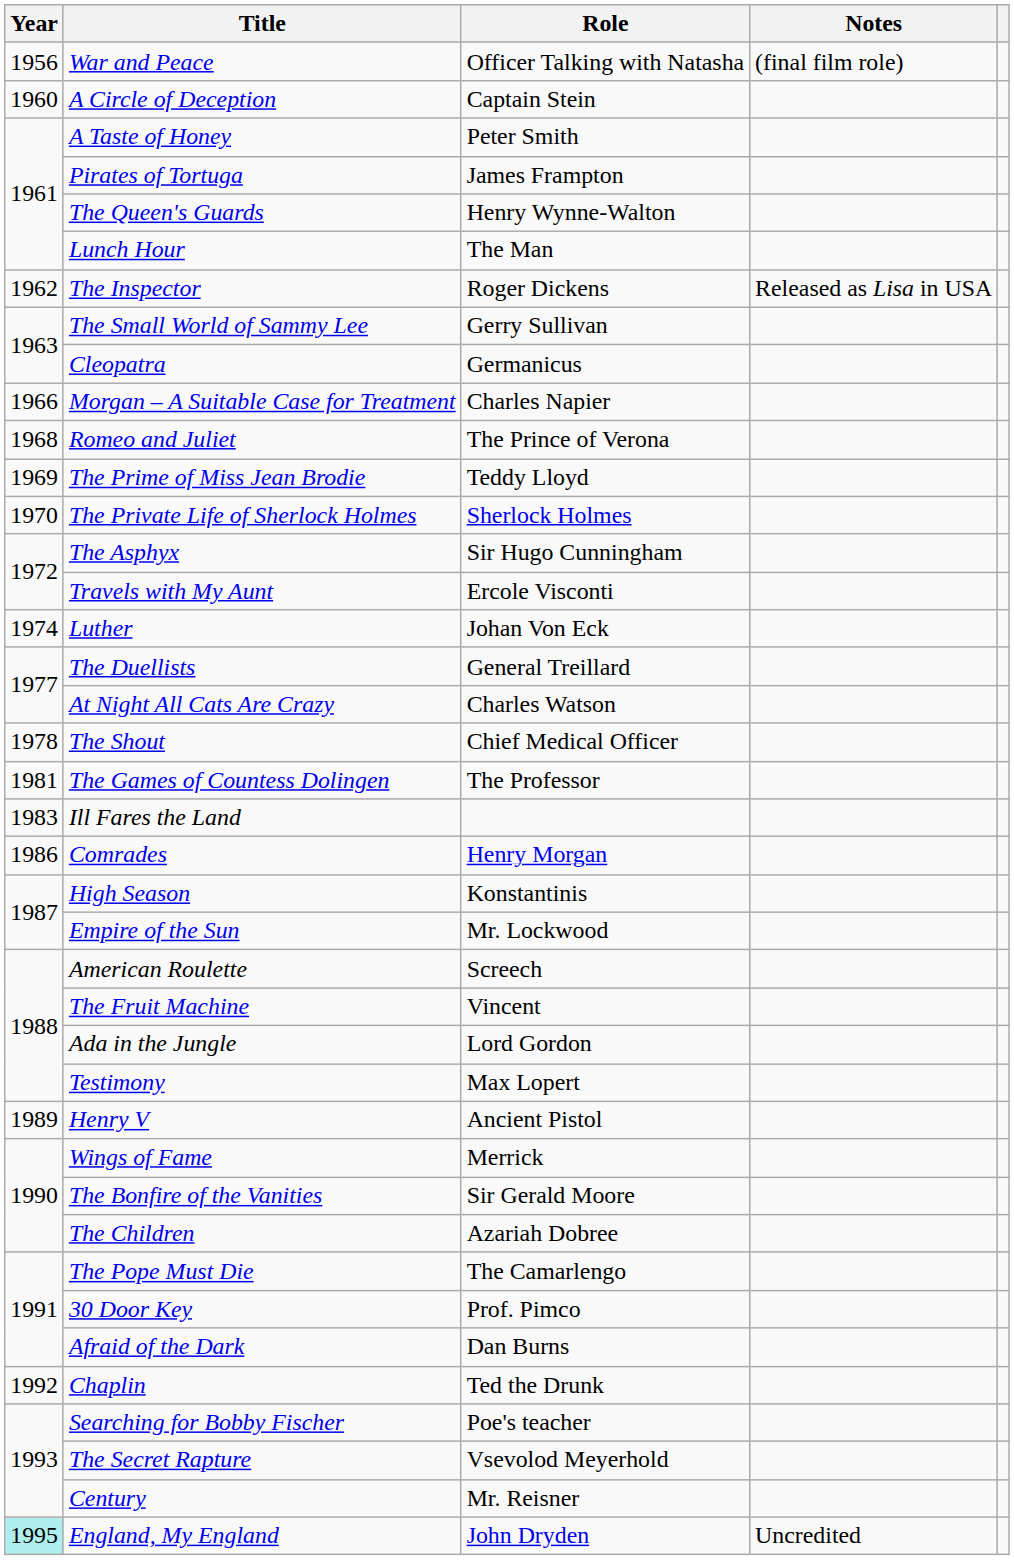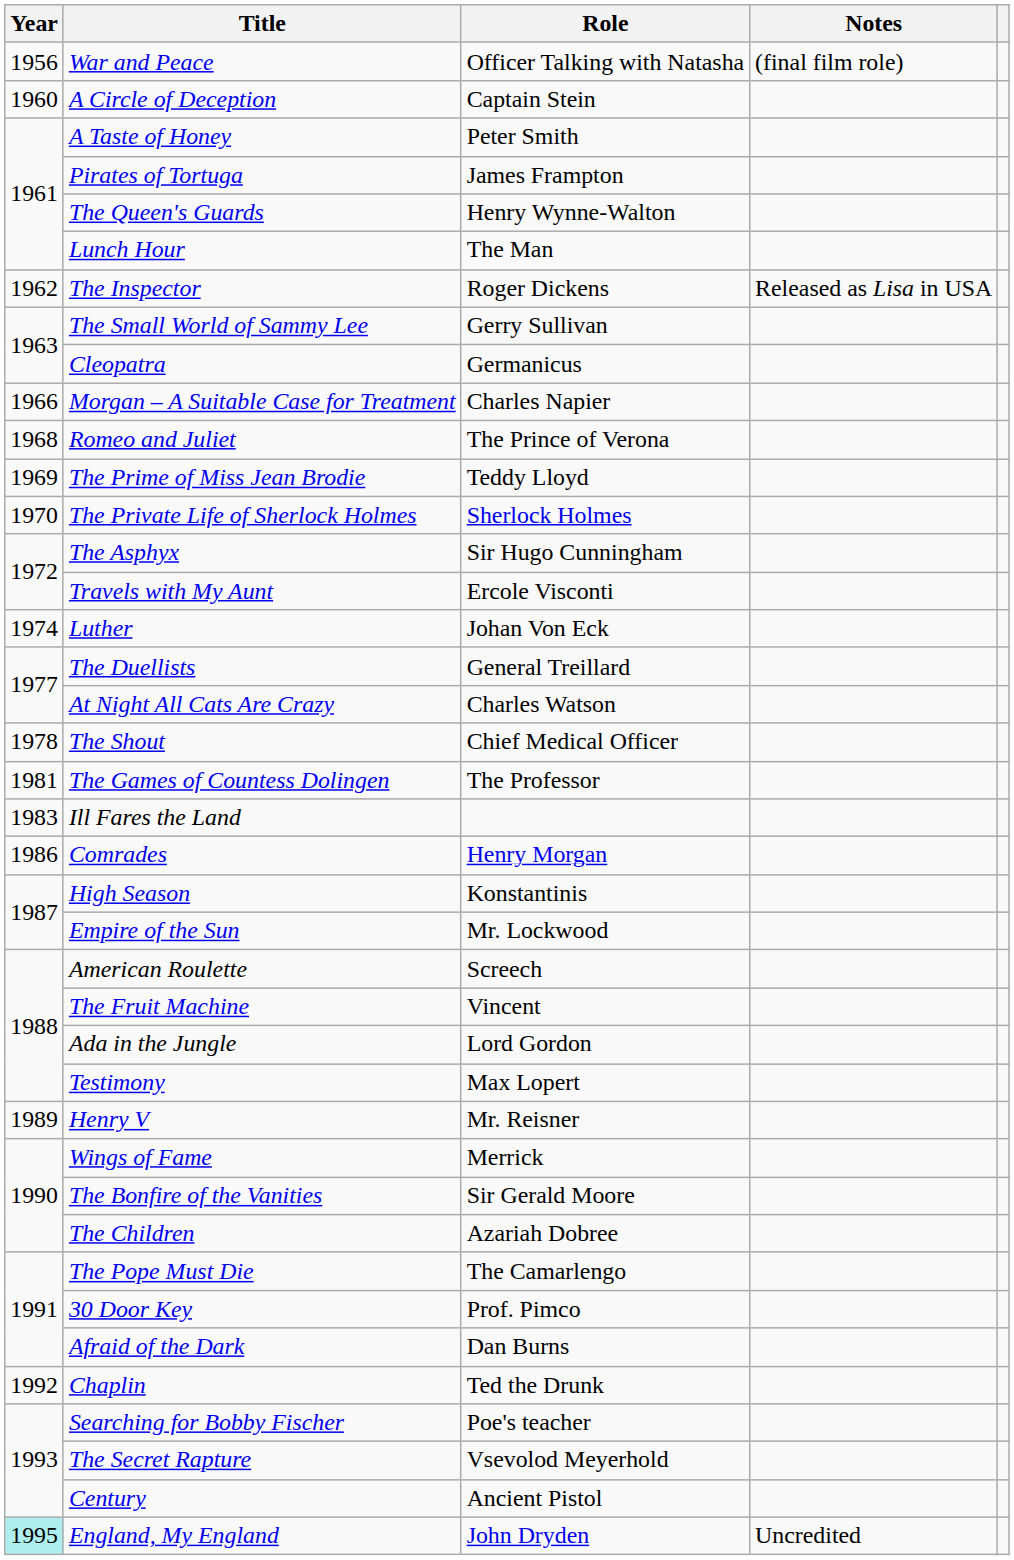(535, 1119) Ancient Pistol -> (523, 1119) Mr. Reisner
(523, 1497) Mr. Reisner -> (535, 1497) Ancient Pistol
